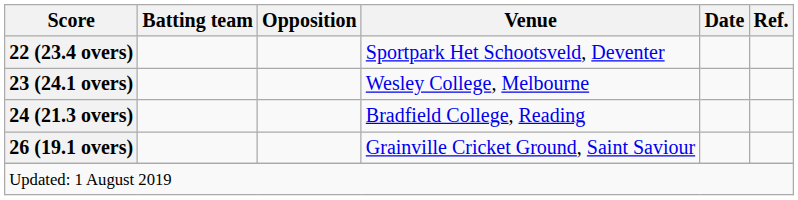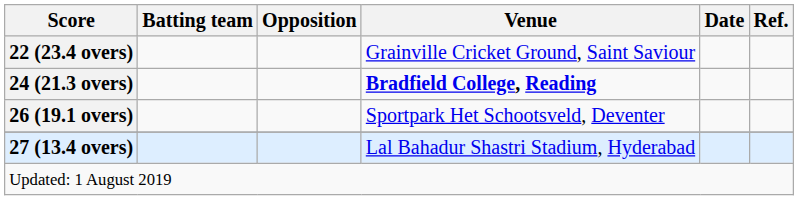(515, 52) Sportpark Het Schootsveld, Deventer -> (530, 52) Grainville Cricket Ground, Saint Saviour
- row: (71, 83)
(475, 115) normal -> (481, 83) bold
(530, 147) Grainville Cricket Ground, Saint Saviour -> (515, 115) Sportpark Het Schootsveld, Deventer
+ row: (71, 147)
